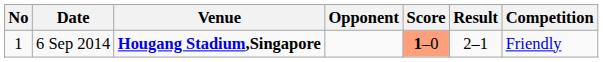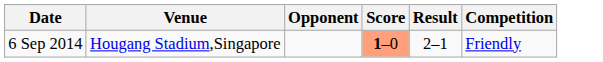- column: (18, 17)
(219, 43) bold -> (185, 43) normal
